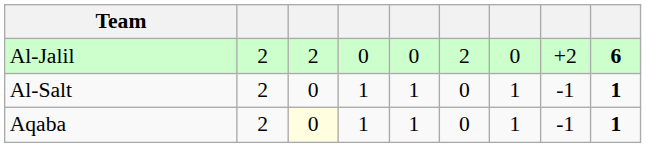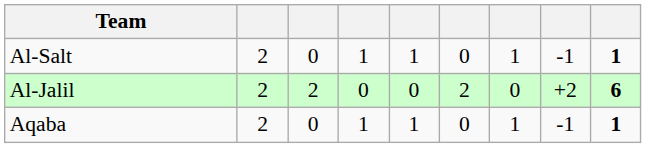rows swapped: (42, 55) <-> (41, 90)
(313, 124) lightyellow background -> (313, 124) no background
